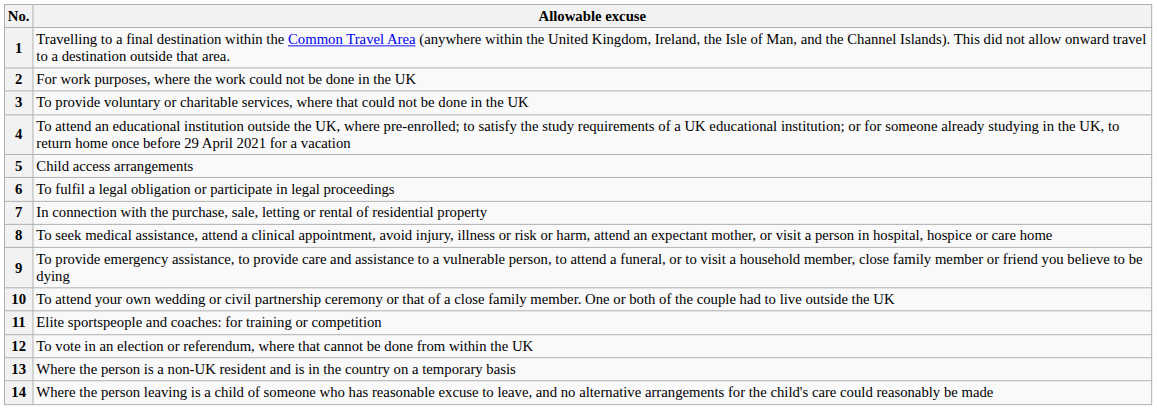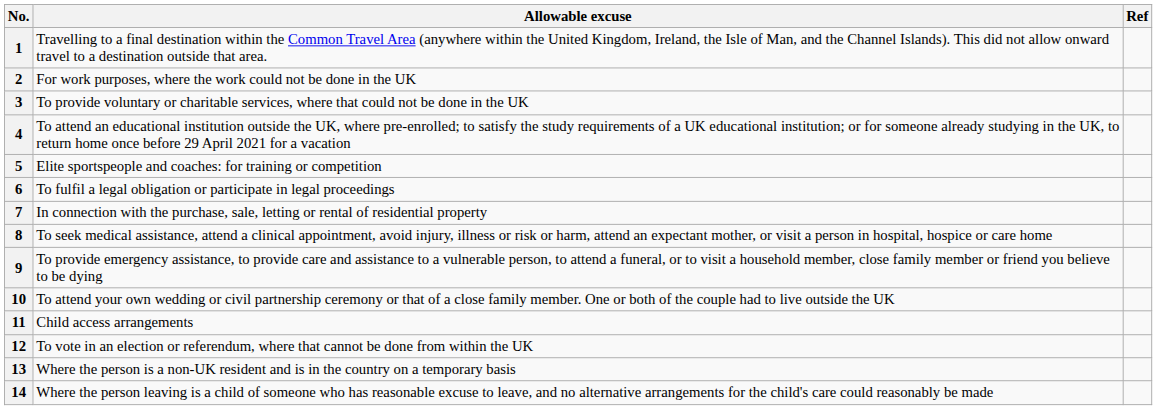+ column: (1137, 16)
(115, 166) Child access arrangements -> (209, 166) Elite sportspeople and coaches: for training or competition
(209, 322) Elite sportspeople and coaches: for training or competition -> (115, 322) Child access arrangements
